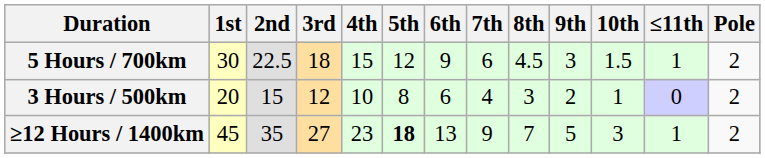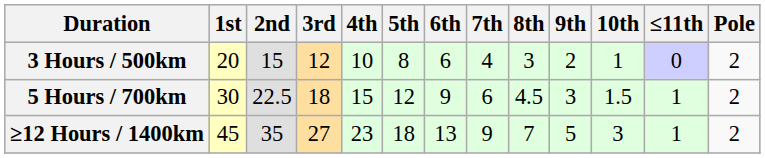rows swapped: (107, 97) <-> (107, 60)
(404, 134) bold -> (404, 134) normal
